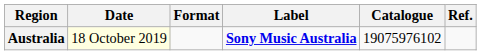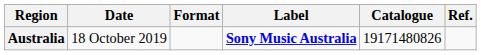(119, 38) lightyellow background -> (119, 38) no background
(402, 38) 19075976102 -> (402, 38) 19171480826
